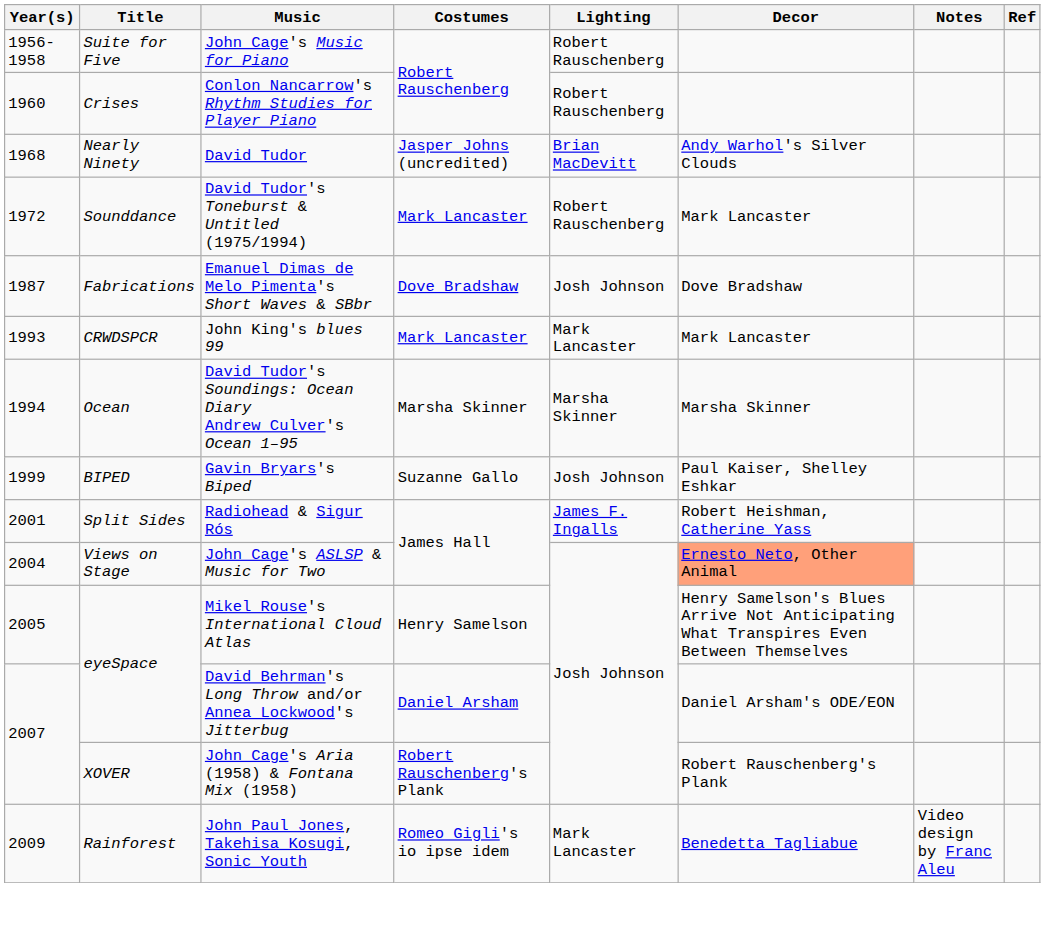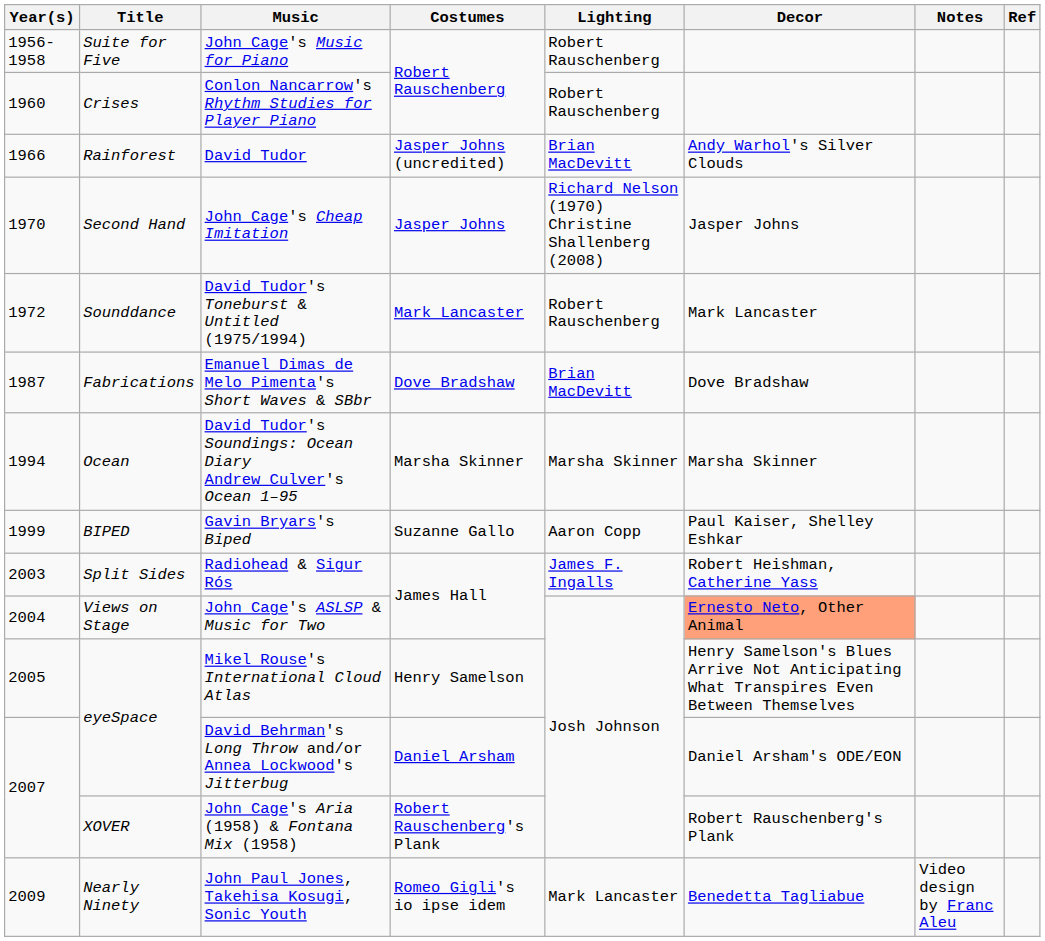(27, 155) 1968 -> (27, 155) 1966
(111, 155) Nearly Ninety -> (130, 155) Rainforest
+ row: (284, 225)
(609, 286) Josh Johnson -> (590, 383) Brian MacDevitt
- row: (284, 338)
(609, 478) Josh Johnson -> (595, 531) Aaron Copp
(27, 521) 2001 -> (27, 574) 2003
(130, 843) Rainforest -> (111, 897) Nearly Ninety
